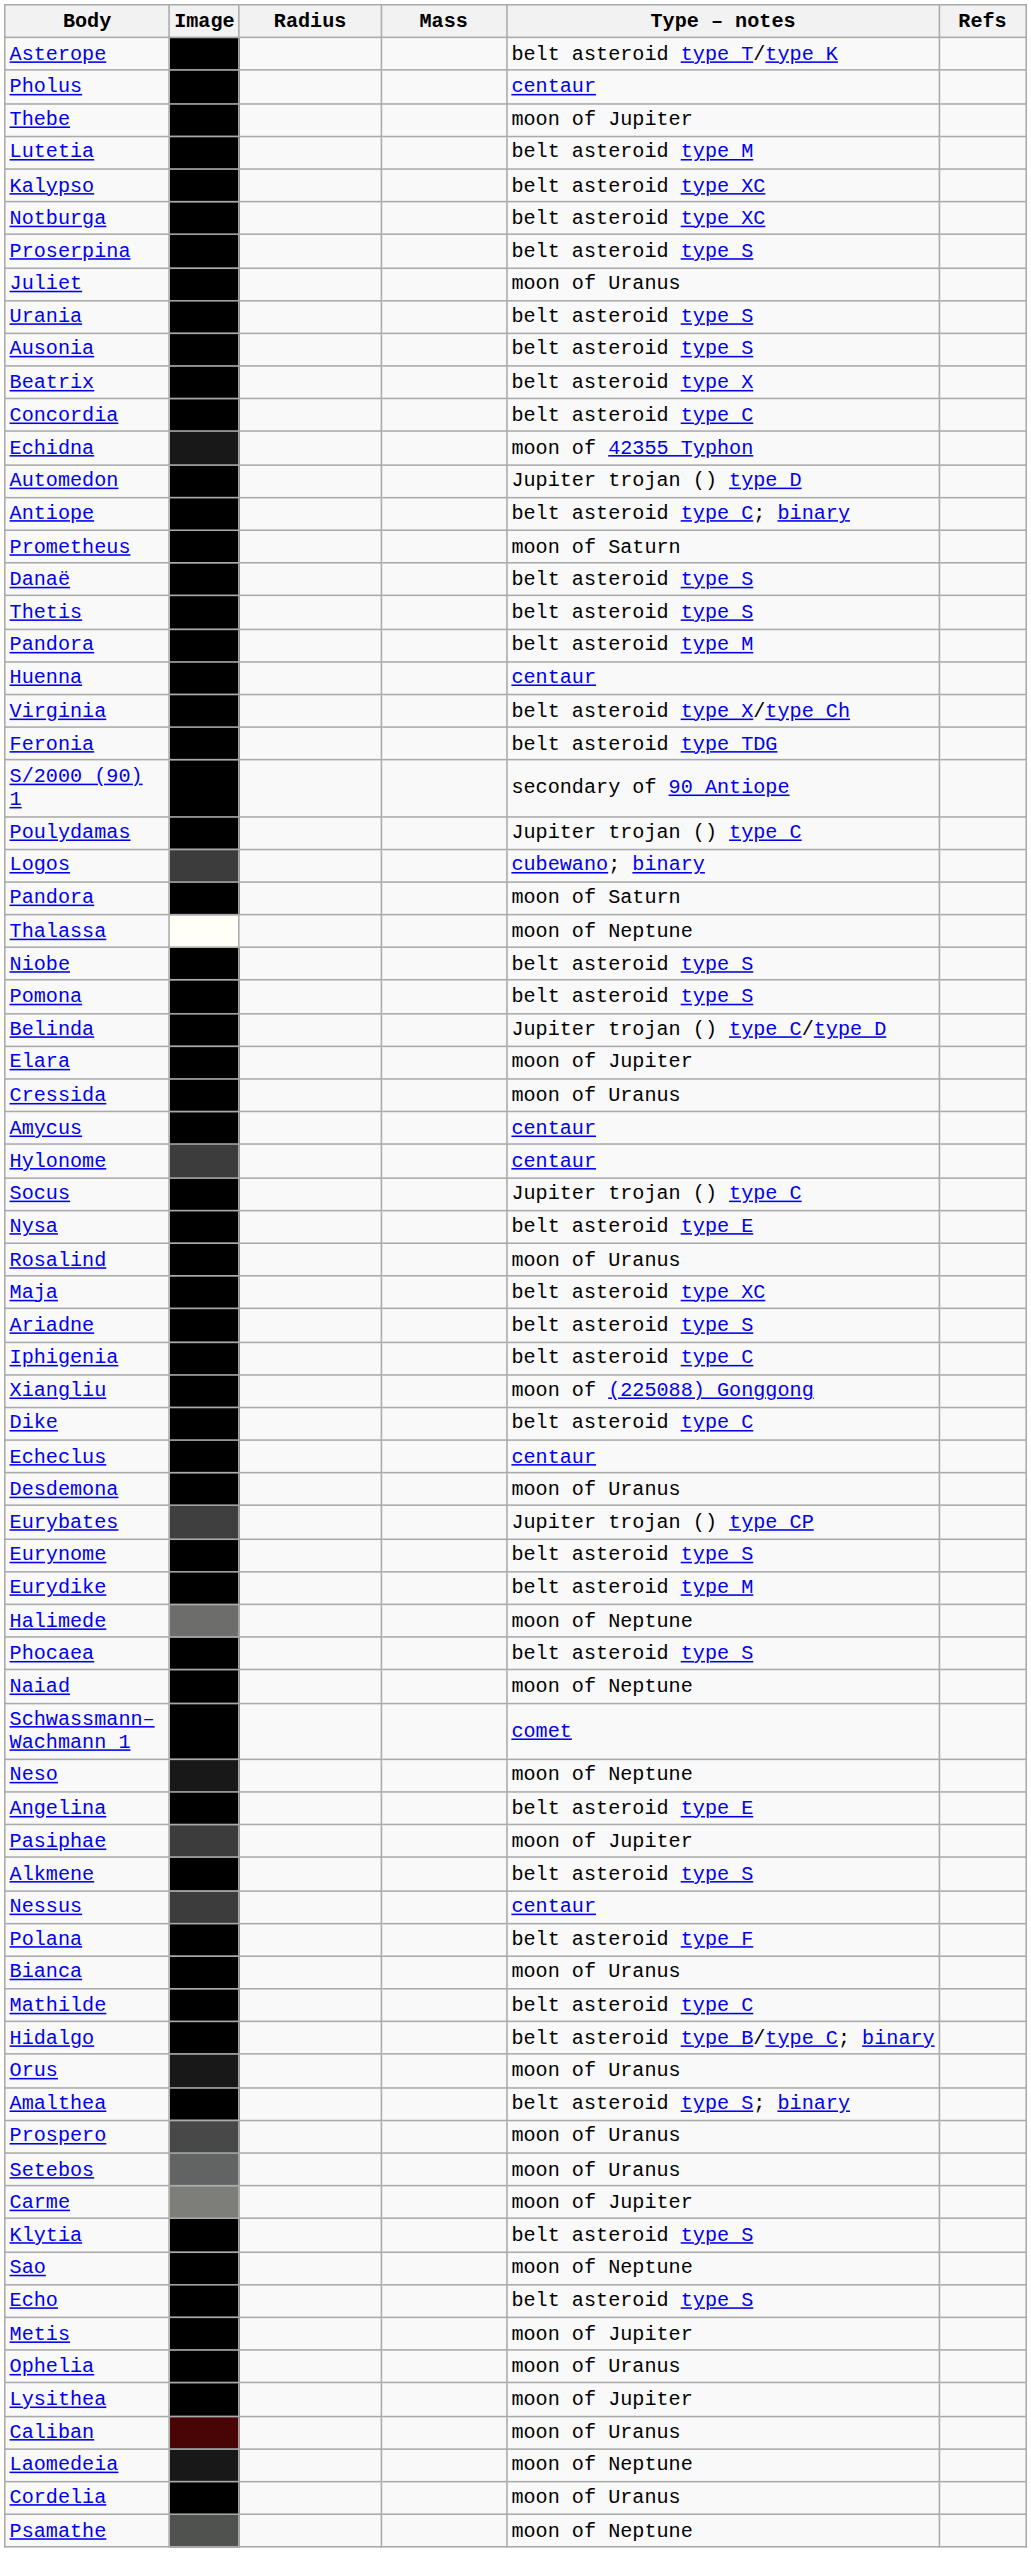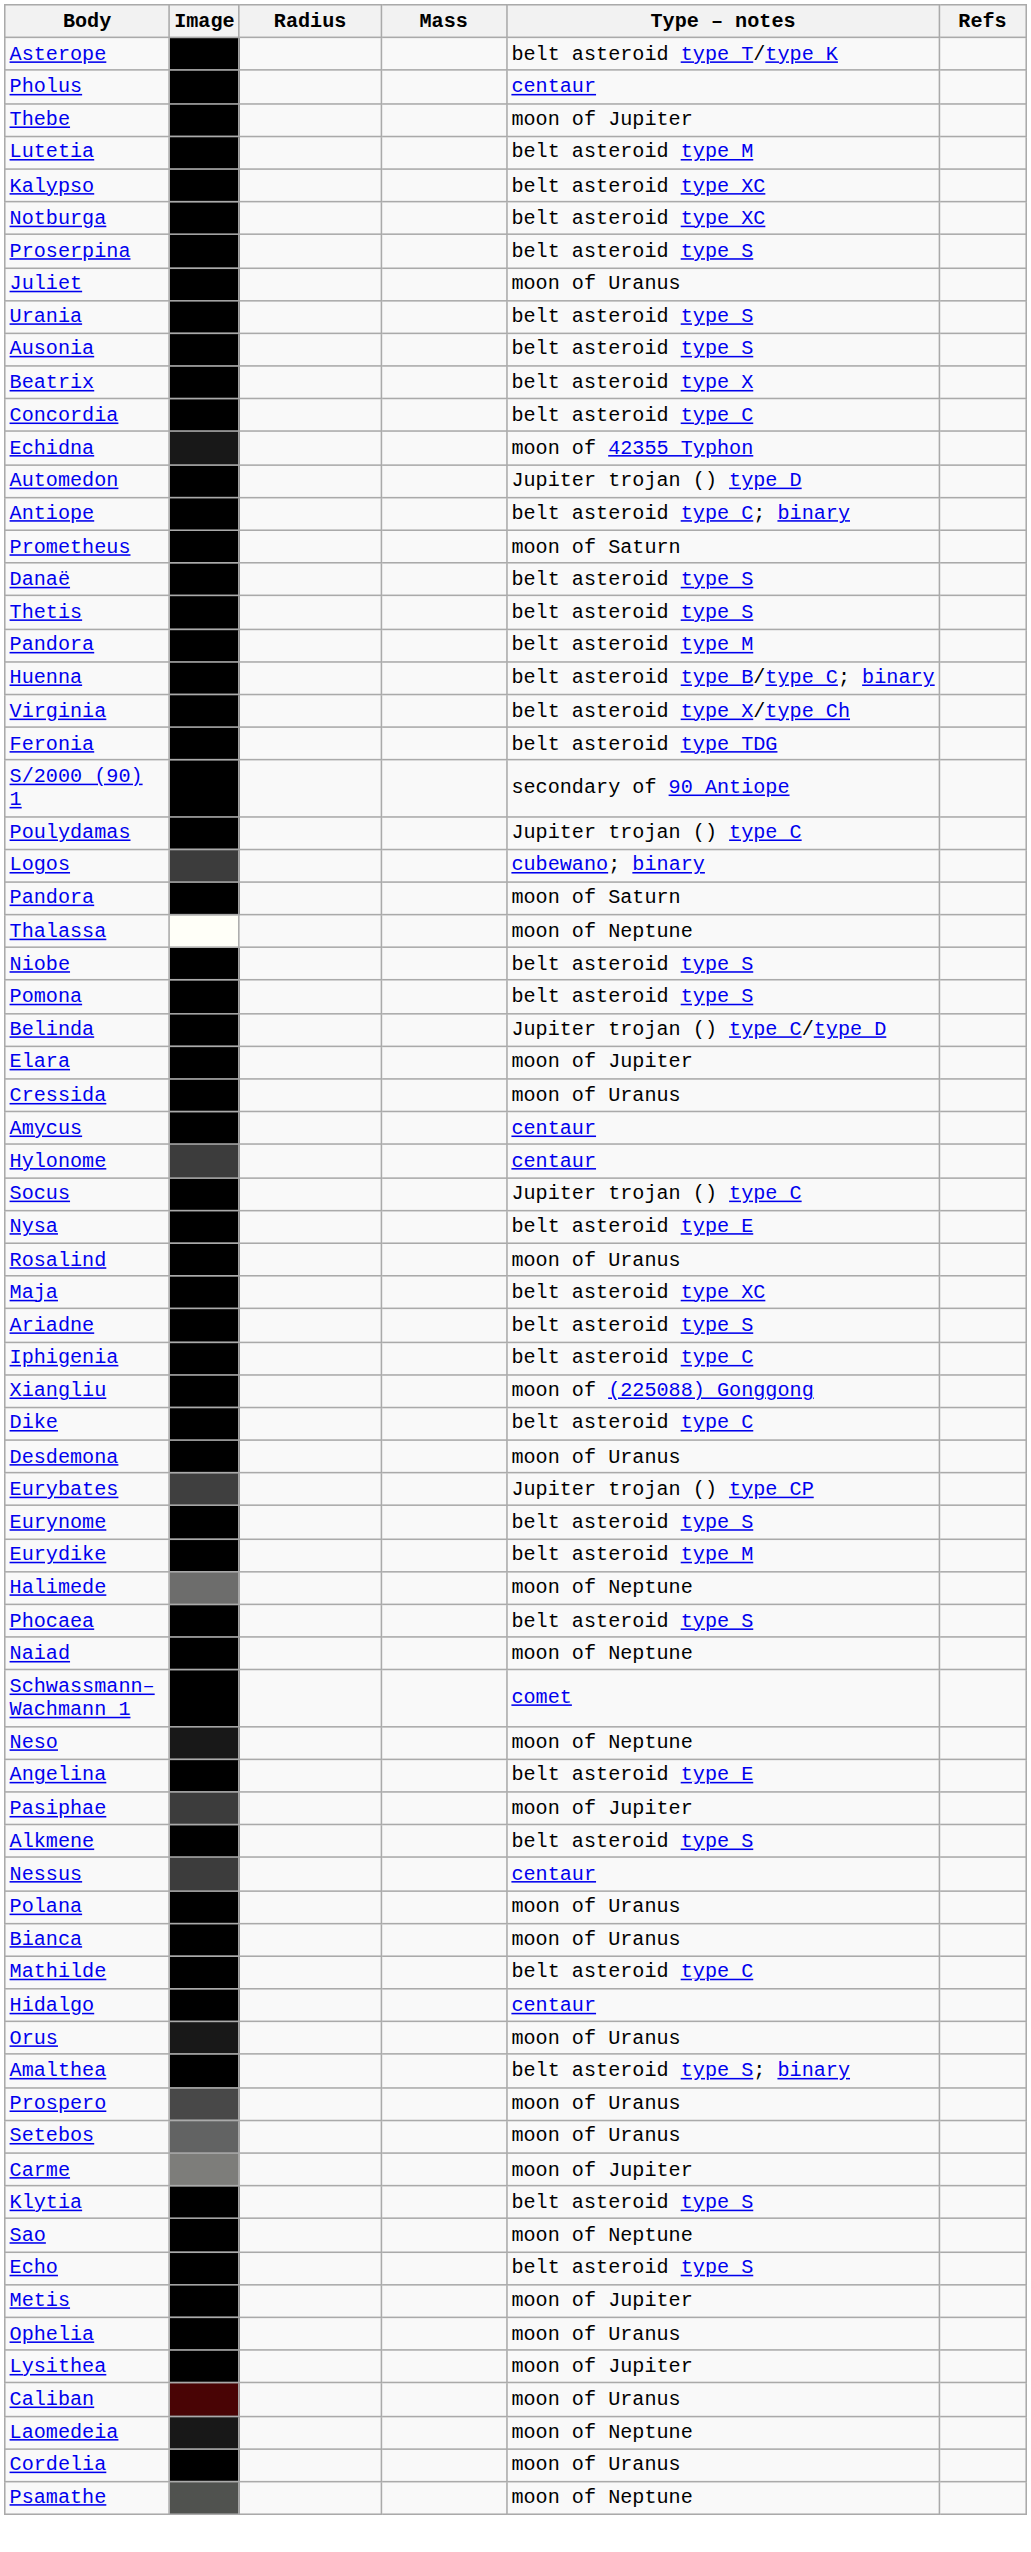(554, 678) centaur -> (723, 678) belt asteroid type B/type C; binary
- row: (58, 1457)
(632, 1940) belt asteroid type F -> (596, 1907) moon of Uranus
(723, 2038) belt asteroid type B/type C; binary -> (554, 2005) centaur
